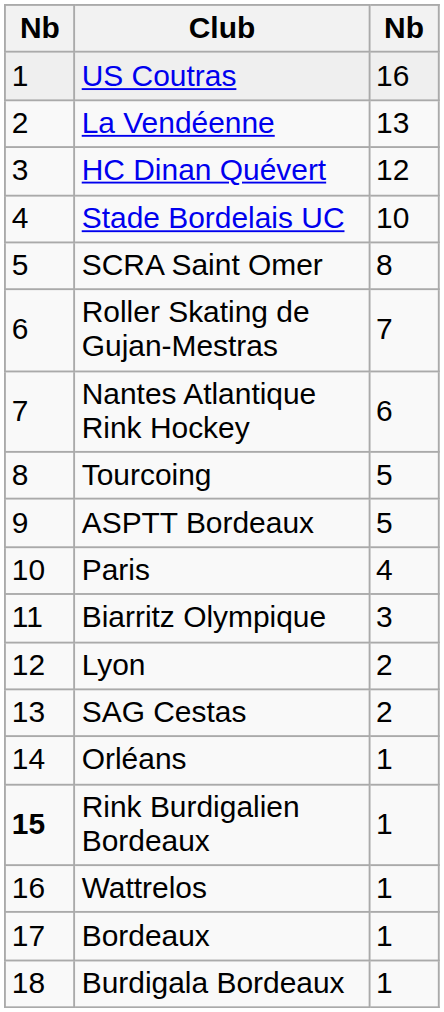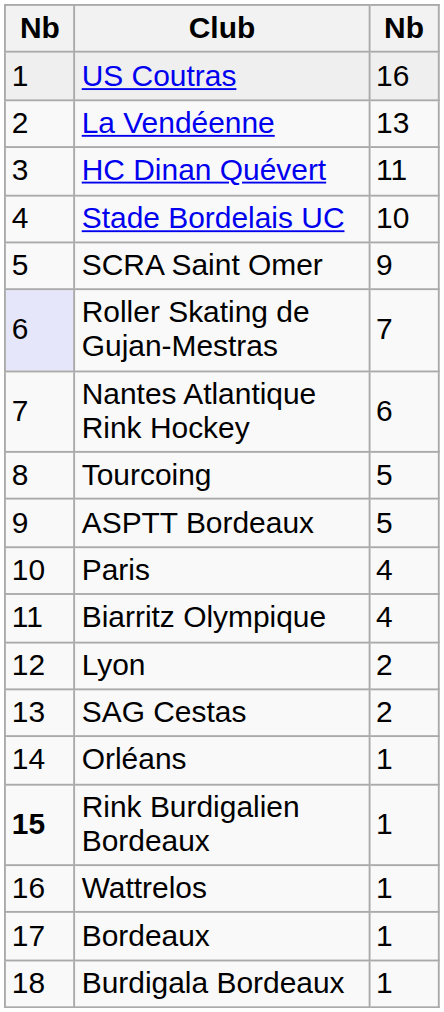(393, 170) 12 -> (392, 170) 11
(384, 265) 8 -> (384, 265) 9
(20, 329) no background -> (20, 329) lavender background
(384, 617) 3 -> (384, 617) 4
